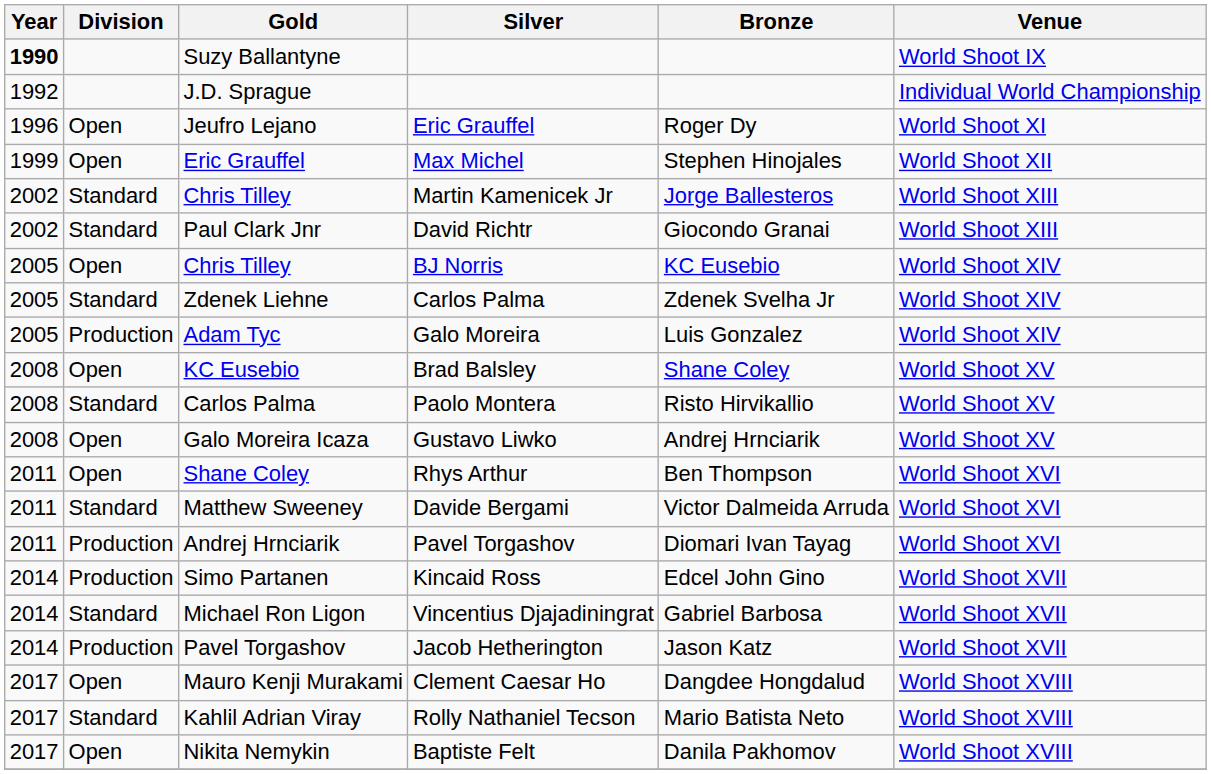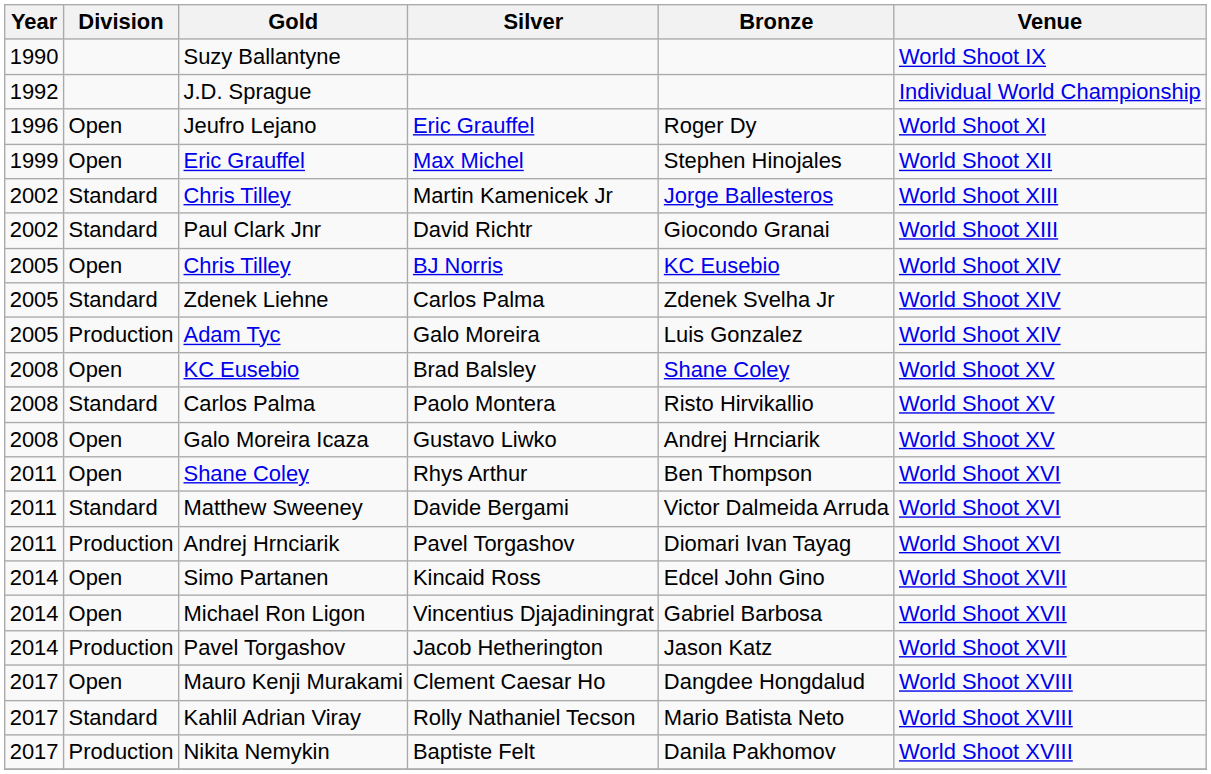(34, 56) bold -> (34, 56) normal
(121, 578) Production -> (95, 578) Open
(113, 612) Standard -> (95, 612) Open
(95, 751) Open -> (121, 751) Production
